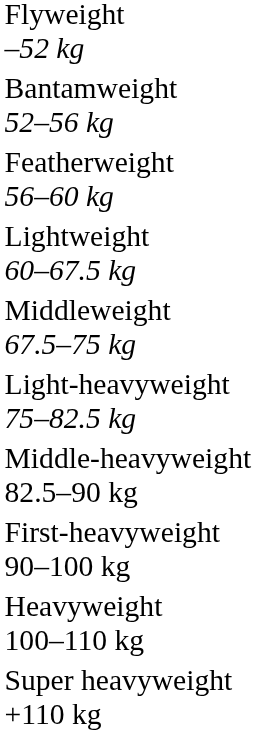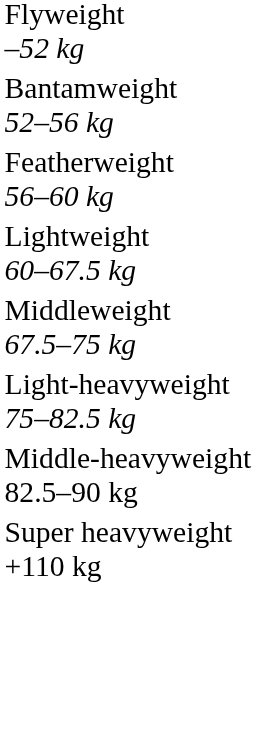- row: (112, 549)
- row: (83, 623)
